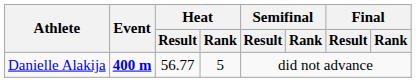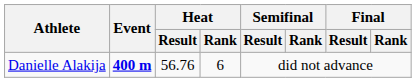(178, 65) 56.77 -> (178, 65) 56.76
(220, 65) 5 -> (220, 65) 6
